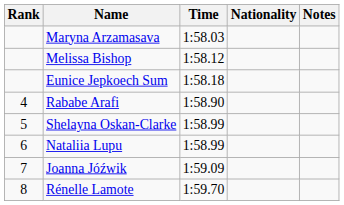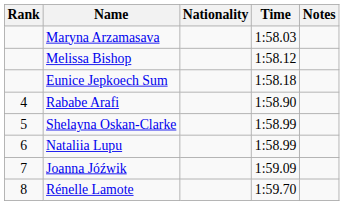columns swapped: (264, 15) <-> (204, 15)
